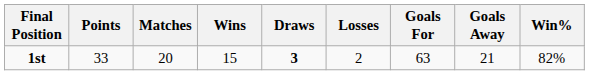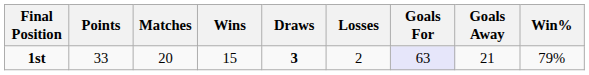(423, 58) no background -> (423, 58) lavender background
(552, 58) 82% -> (552, 58) 79%
